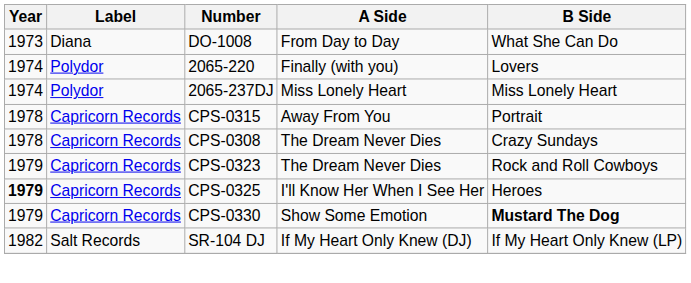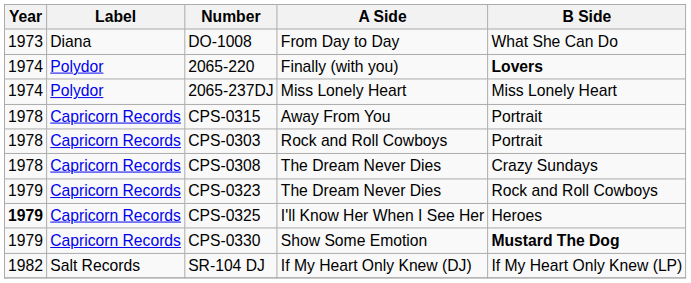(515, 66) normal -> (517, 66) bold
+ row: (224, 141)
